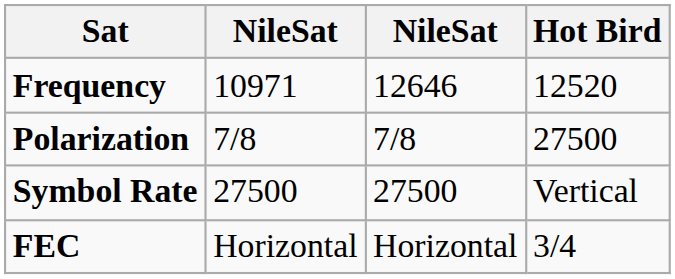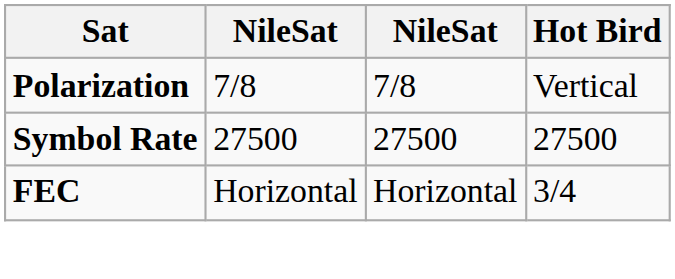- row: (89, 84)
(575, 138) 27500 -> (586, 84) Vertical
(586, 191) Vertical -> (575, 138) 27500
